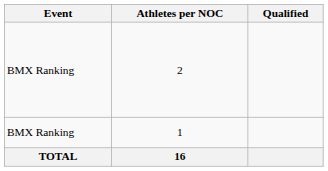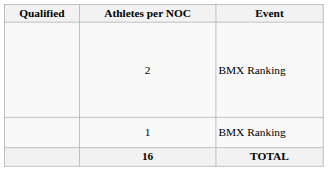columns swapped: (58, 13) <-> (286, 13)
